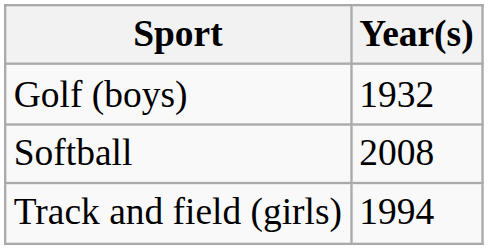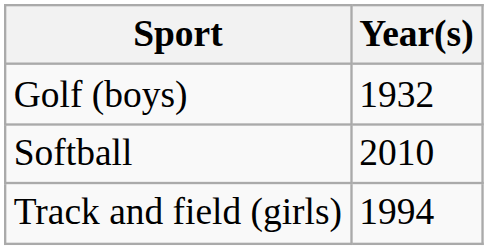(397, 152) 2008 -> (397, 152) 2010
